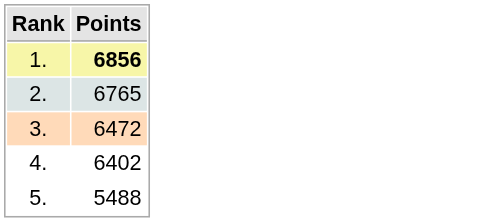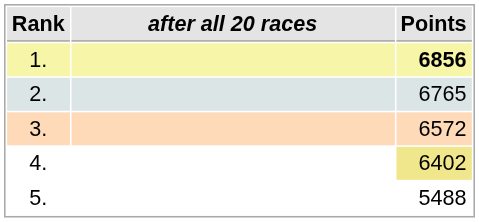+ column: (233, 24)
(118, 129) 6472 -> (443, 129) 6572
(118, 163) no background -> (443, 163) khaki background
